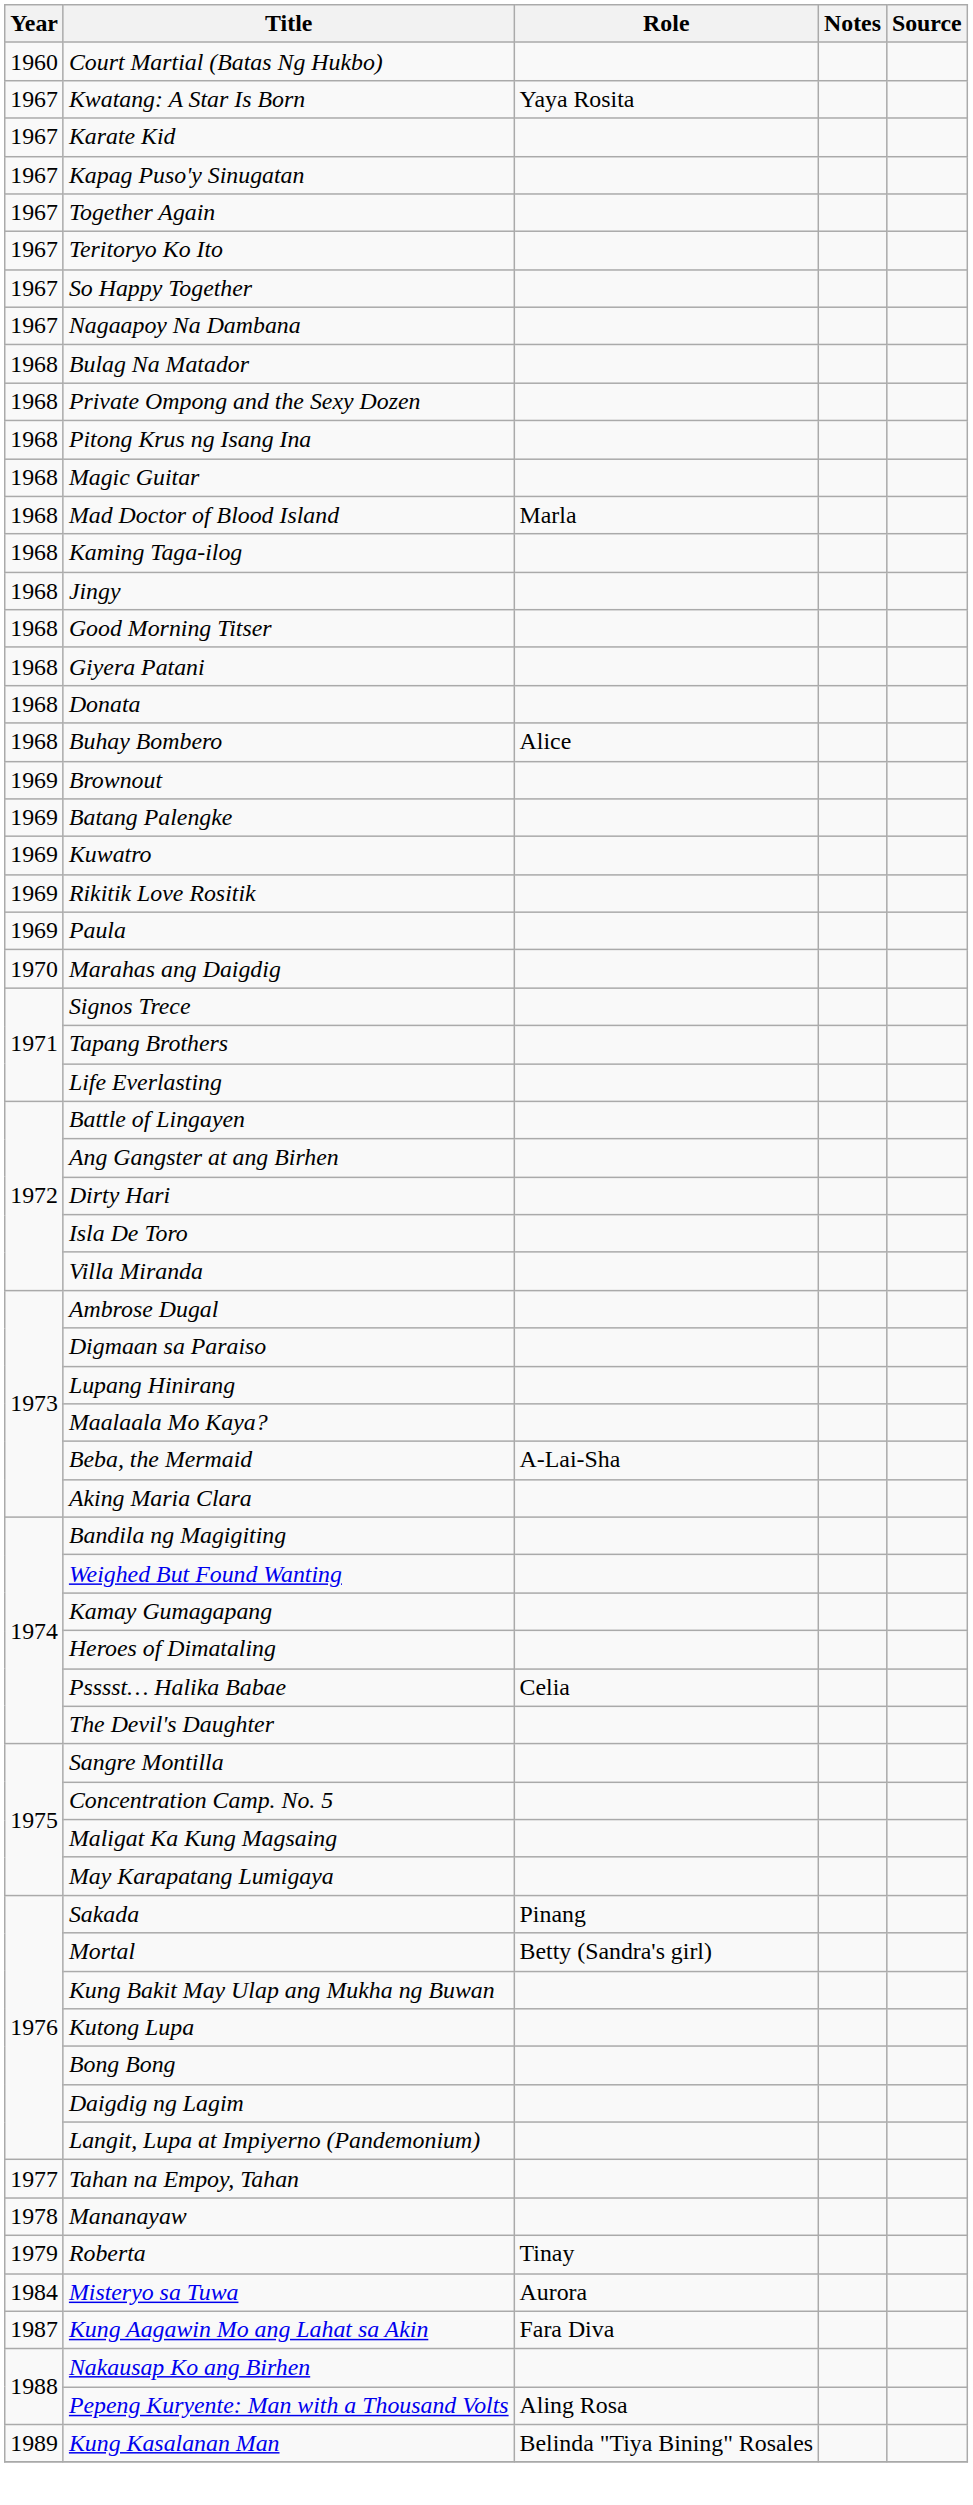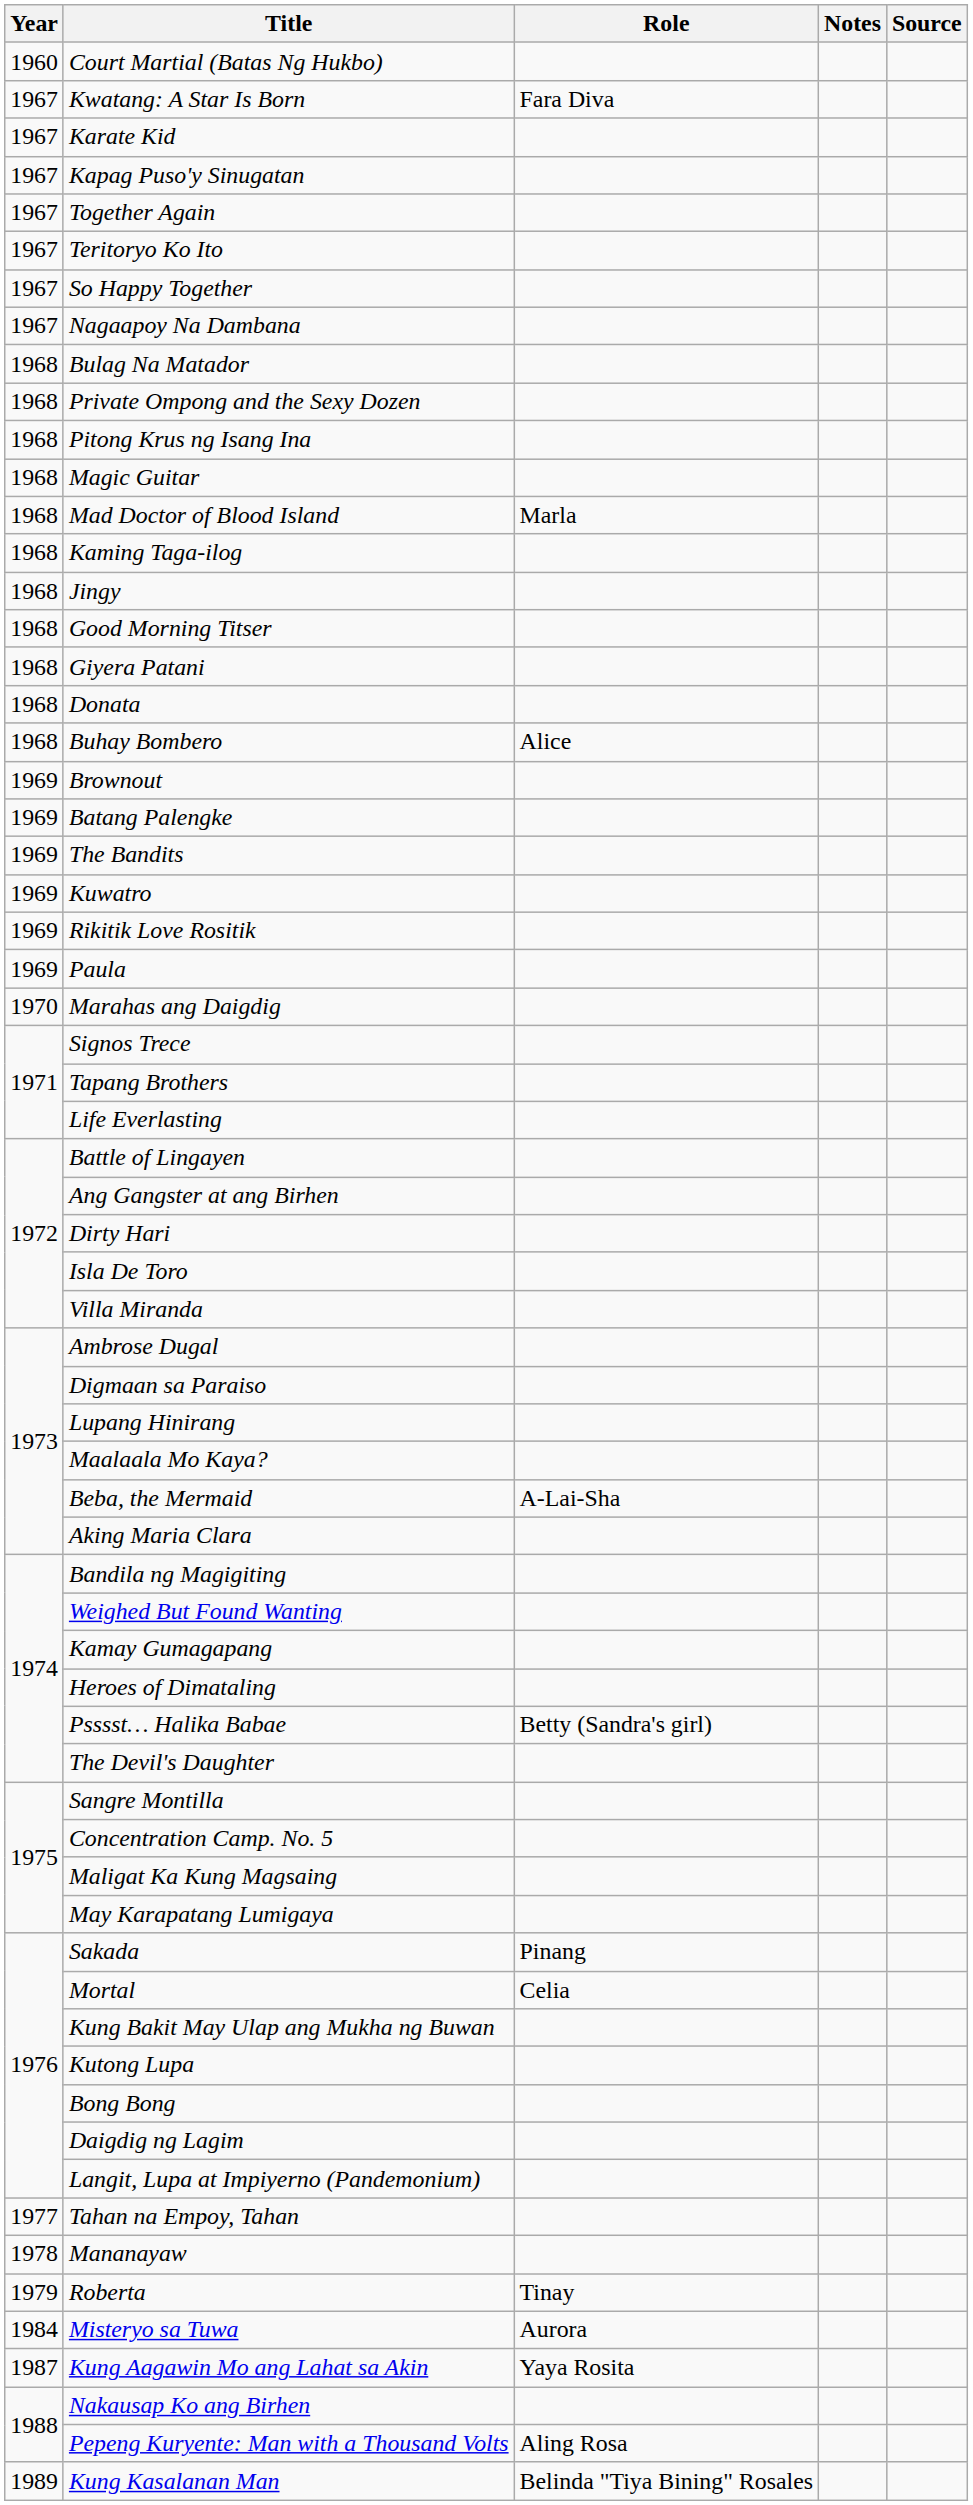(577, 99) Yaya Rosita -> (567, 99) Fara Diva
+ row: (126, 855)
(545, 1686) Celia -> (616, 1724) Betty (Sandra's girl)
(616, 1951) Betty (Sandra's girl) -> (545, 1989) Celia
(567, 2329) Fara Diva -> (577, 2367) Yaya Rosita
